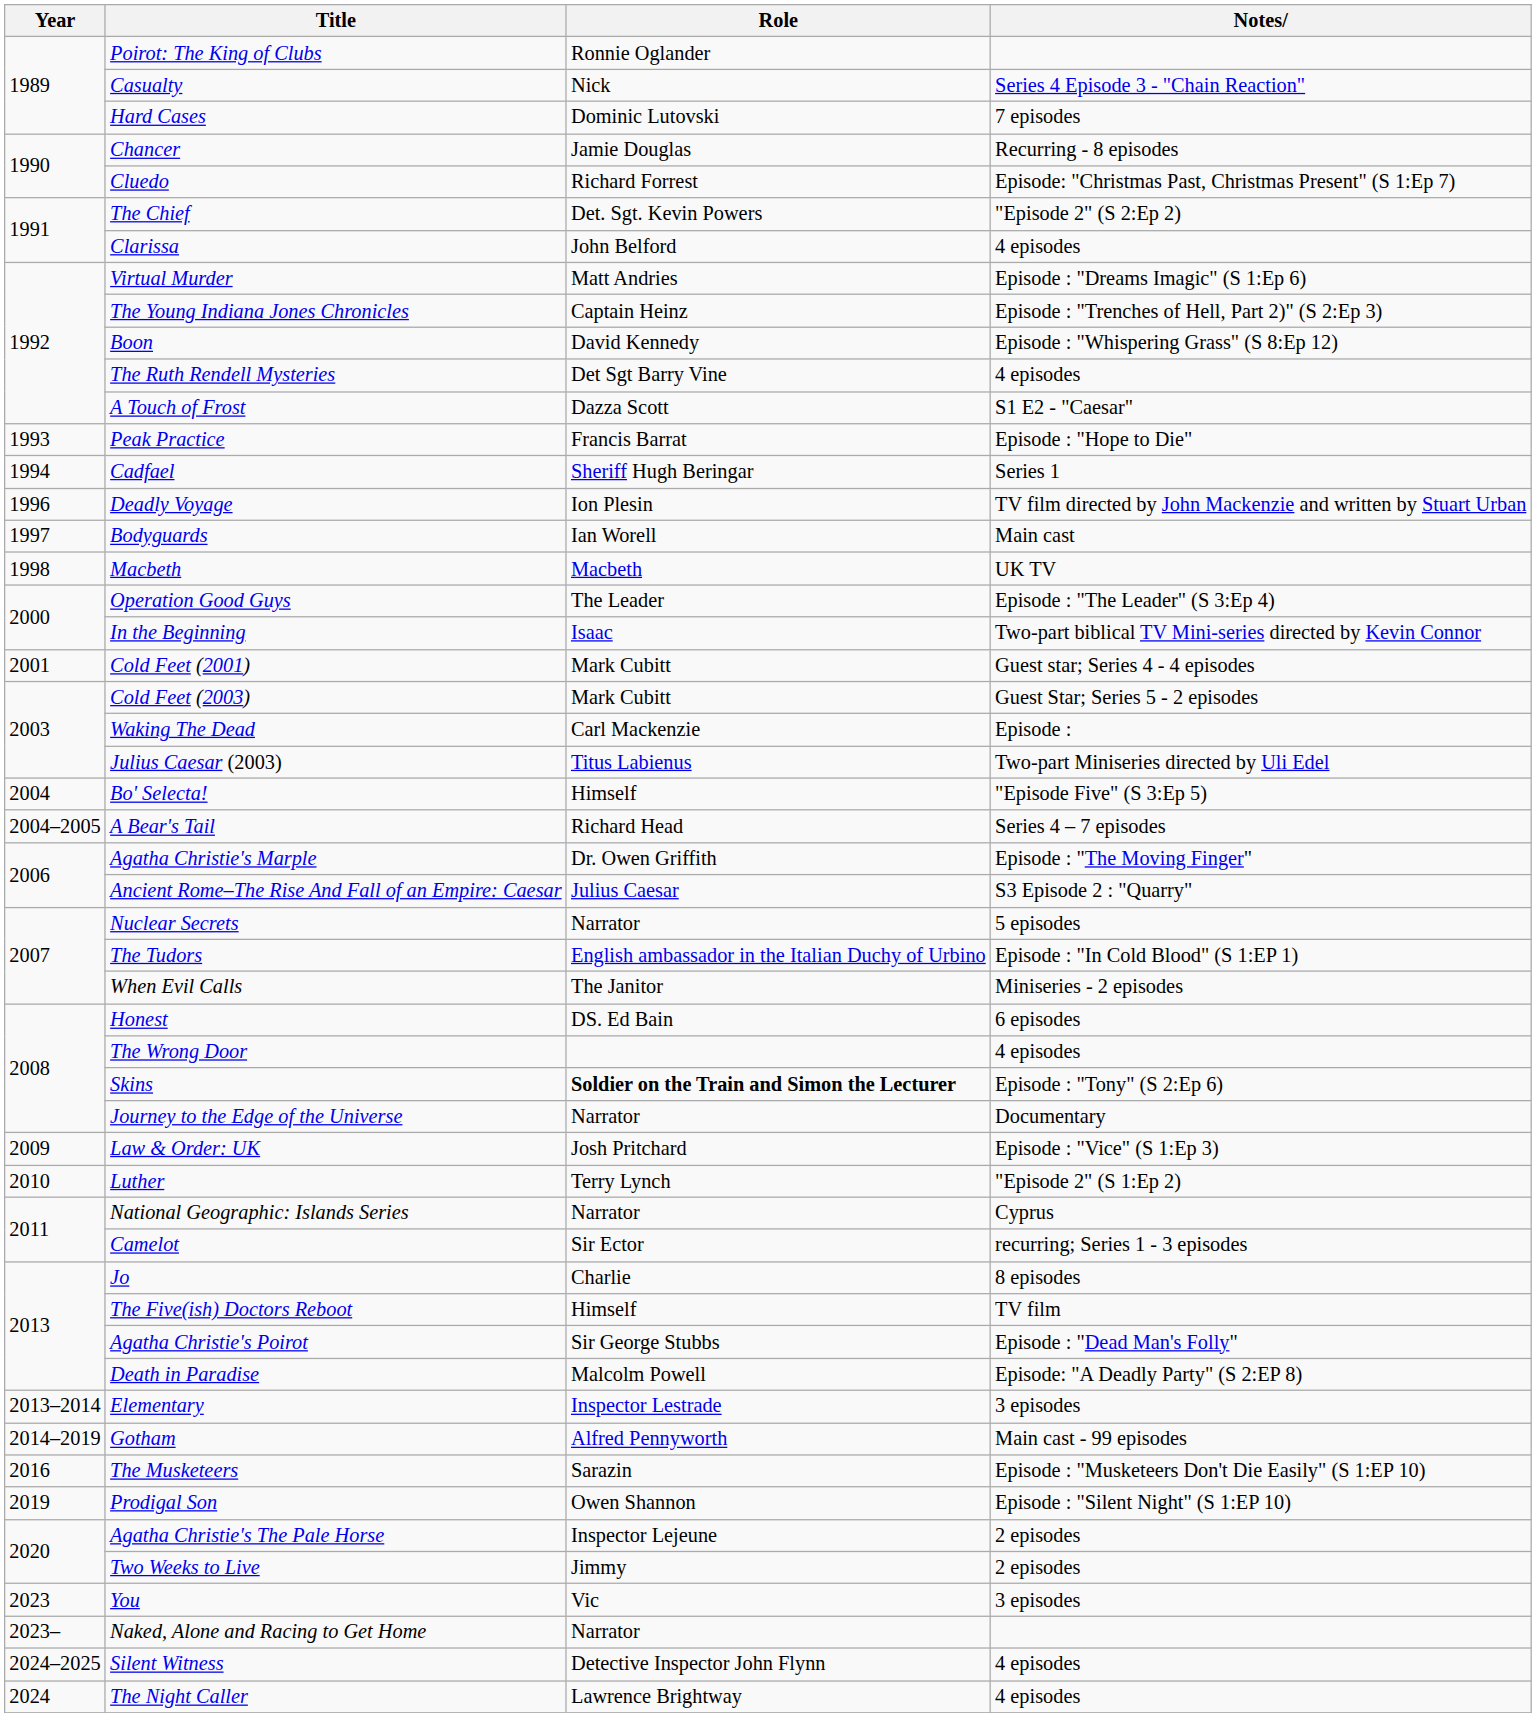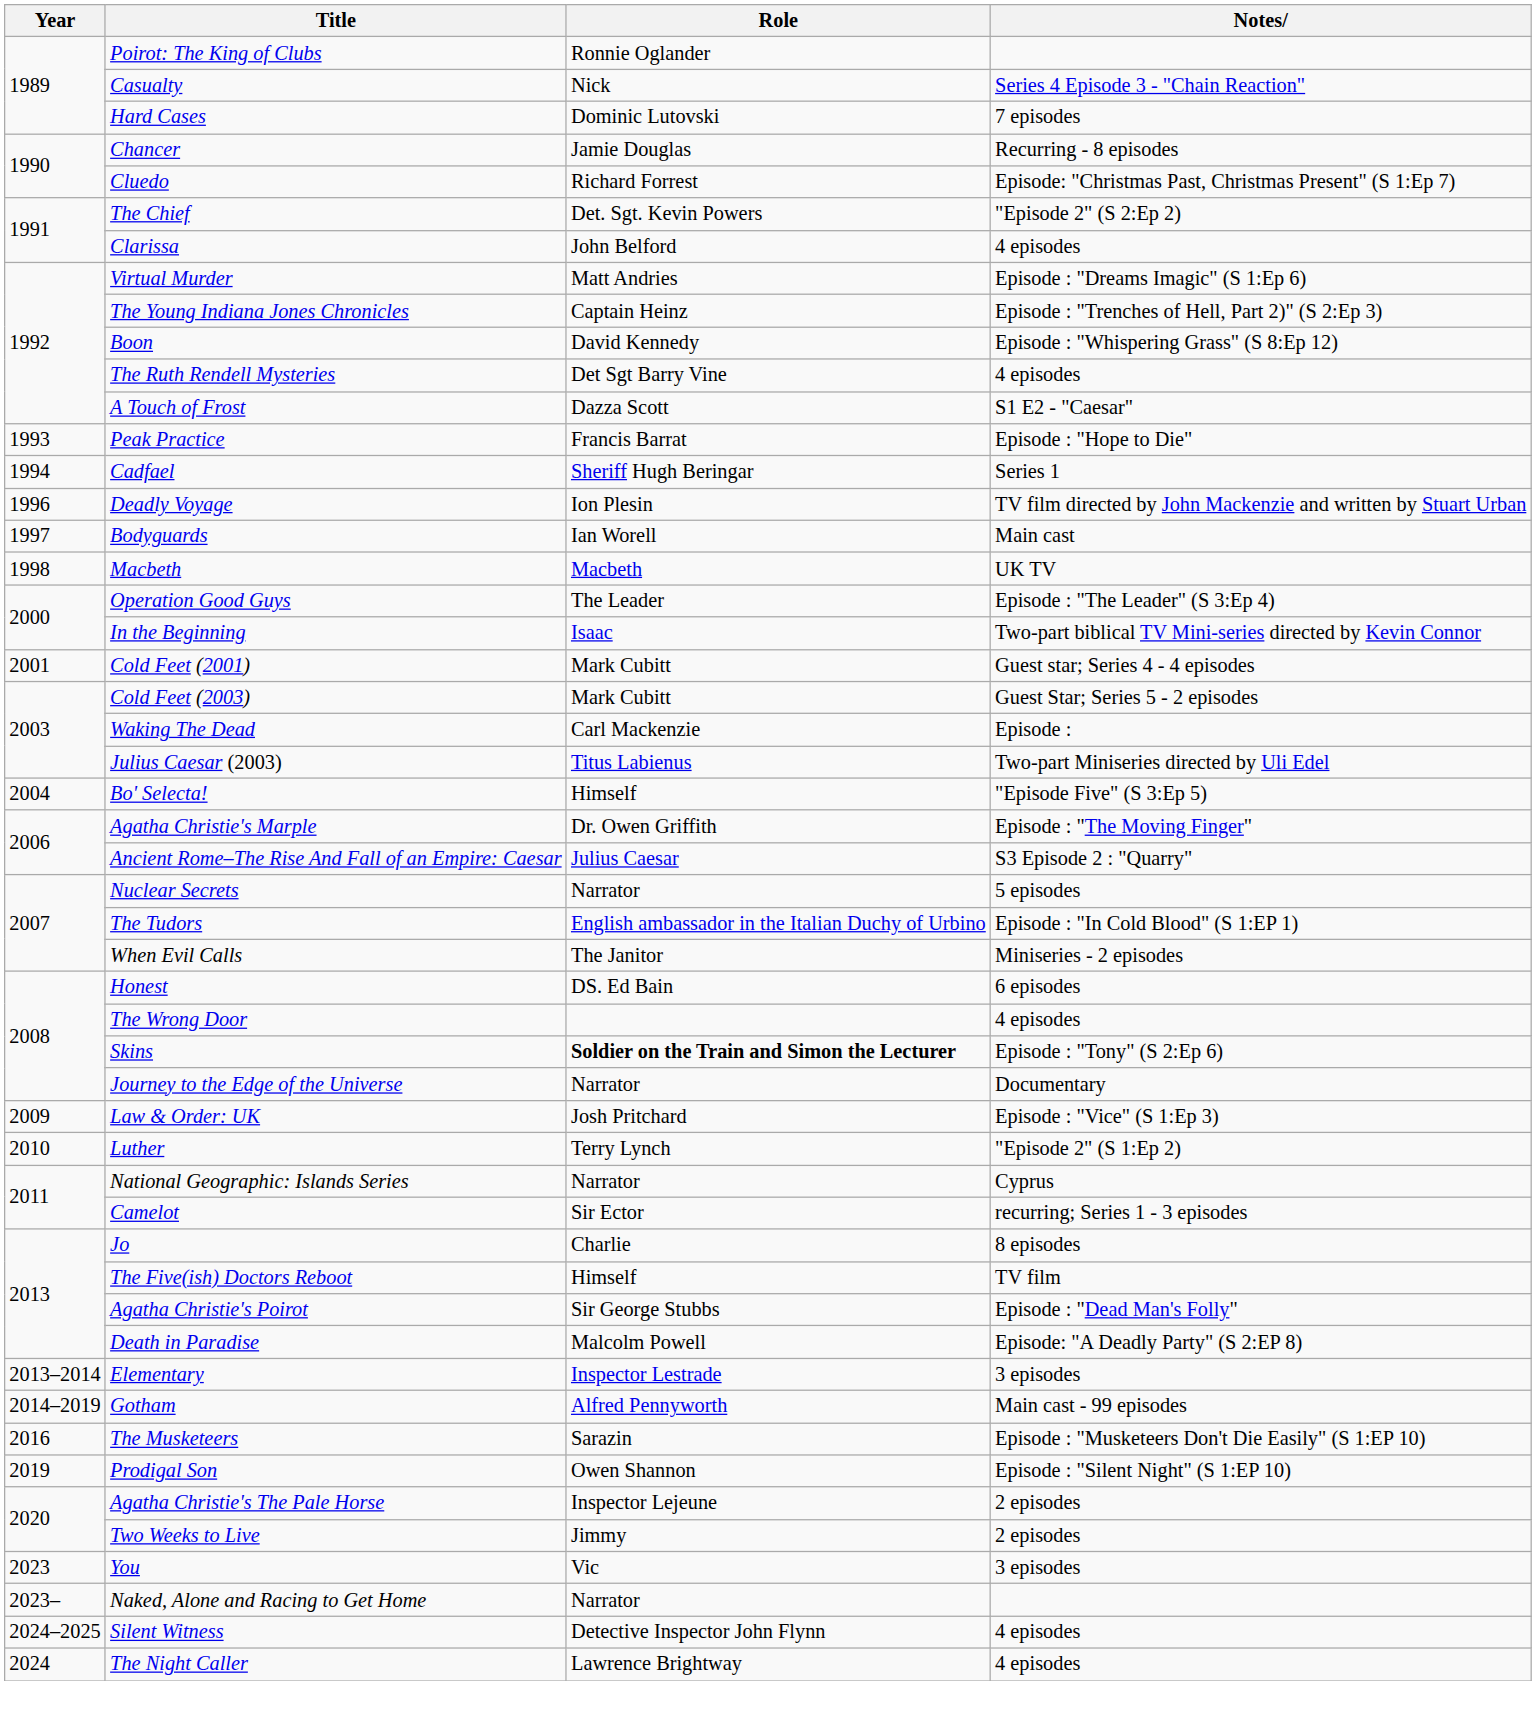- row: (163, 826)
